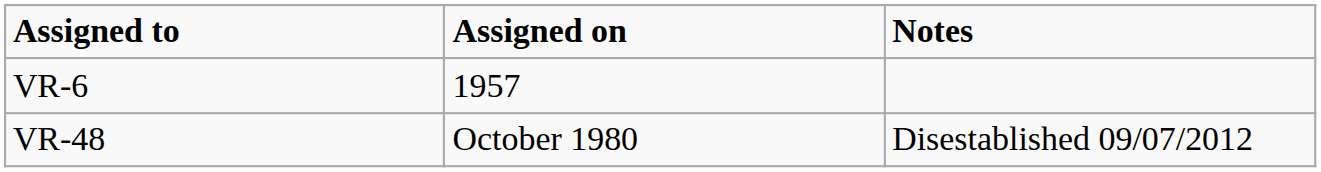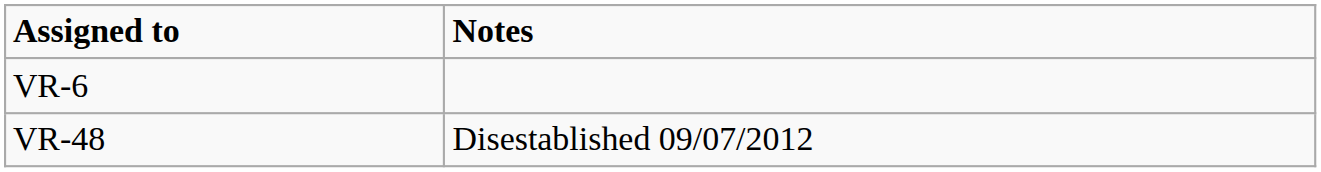- column: (540, 31)
